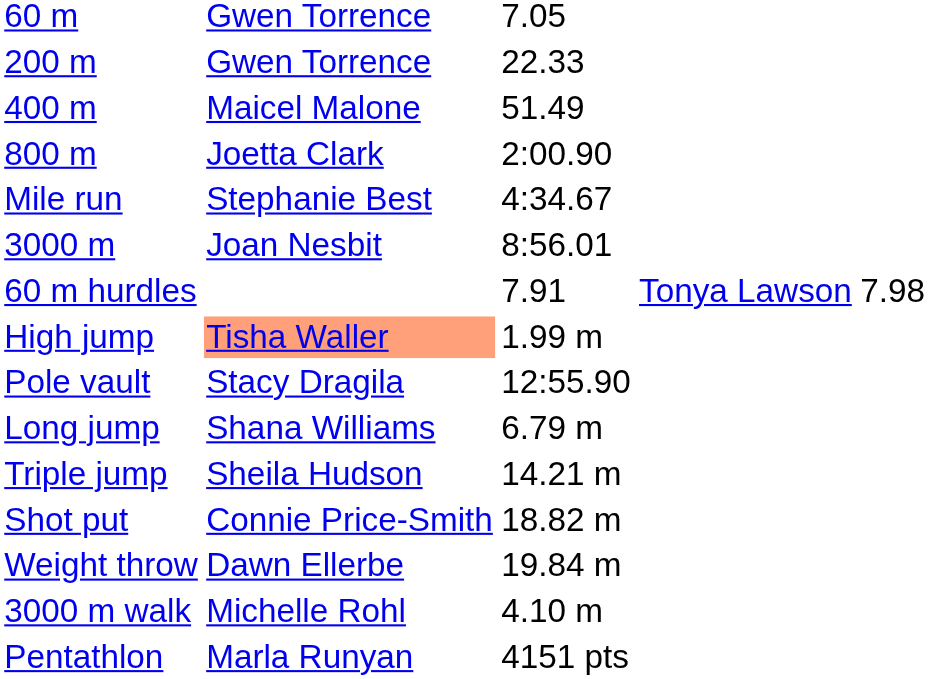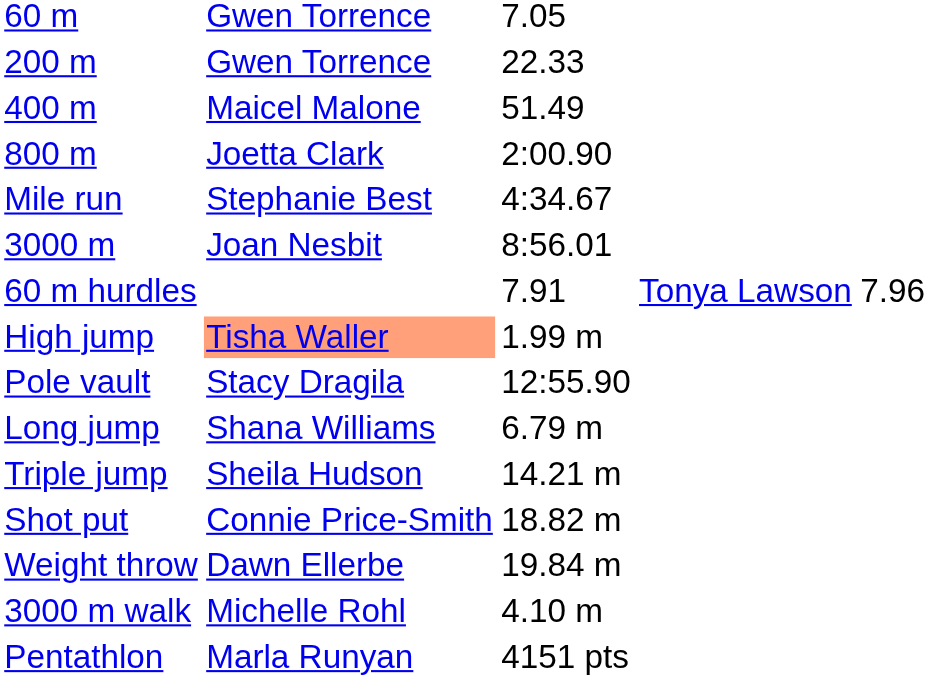(893, 290) 7.98 -> (893, 290) 7.96
